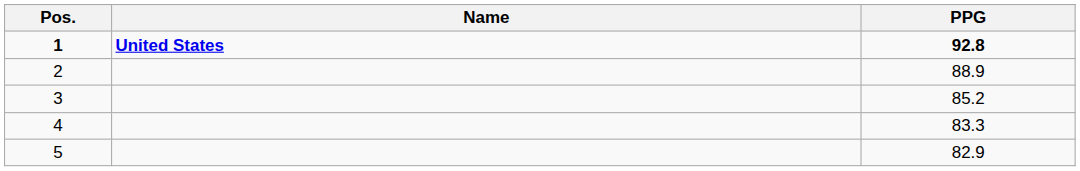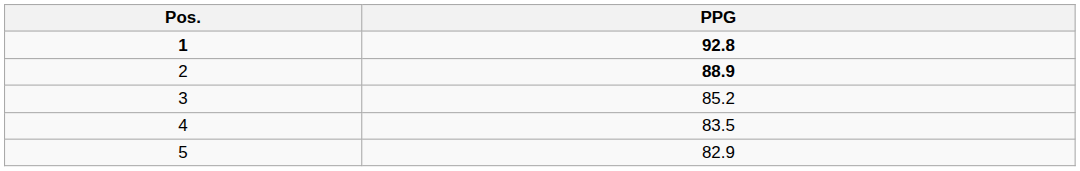- column: (486, 17)
(968, 71) normal -> (718, 71) bold
(968, 125) 83.3 -> (718, 125) 83.5
